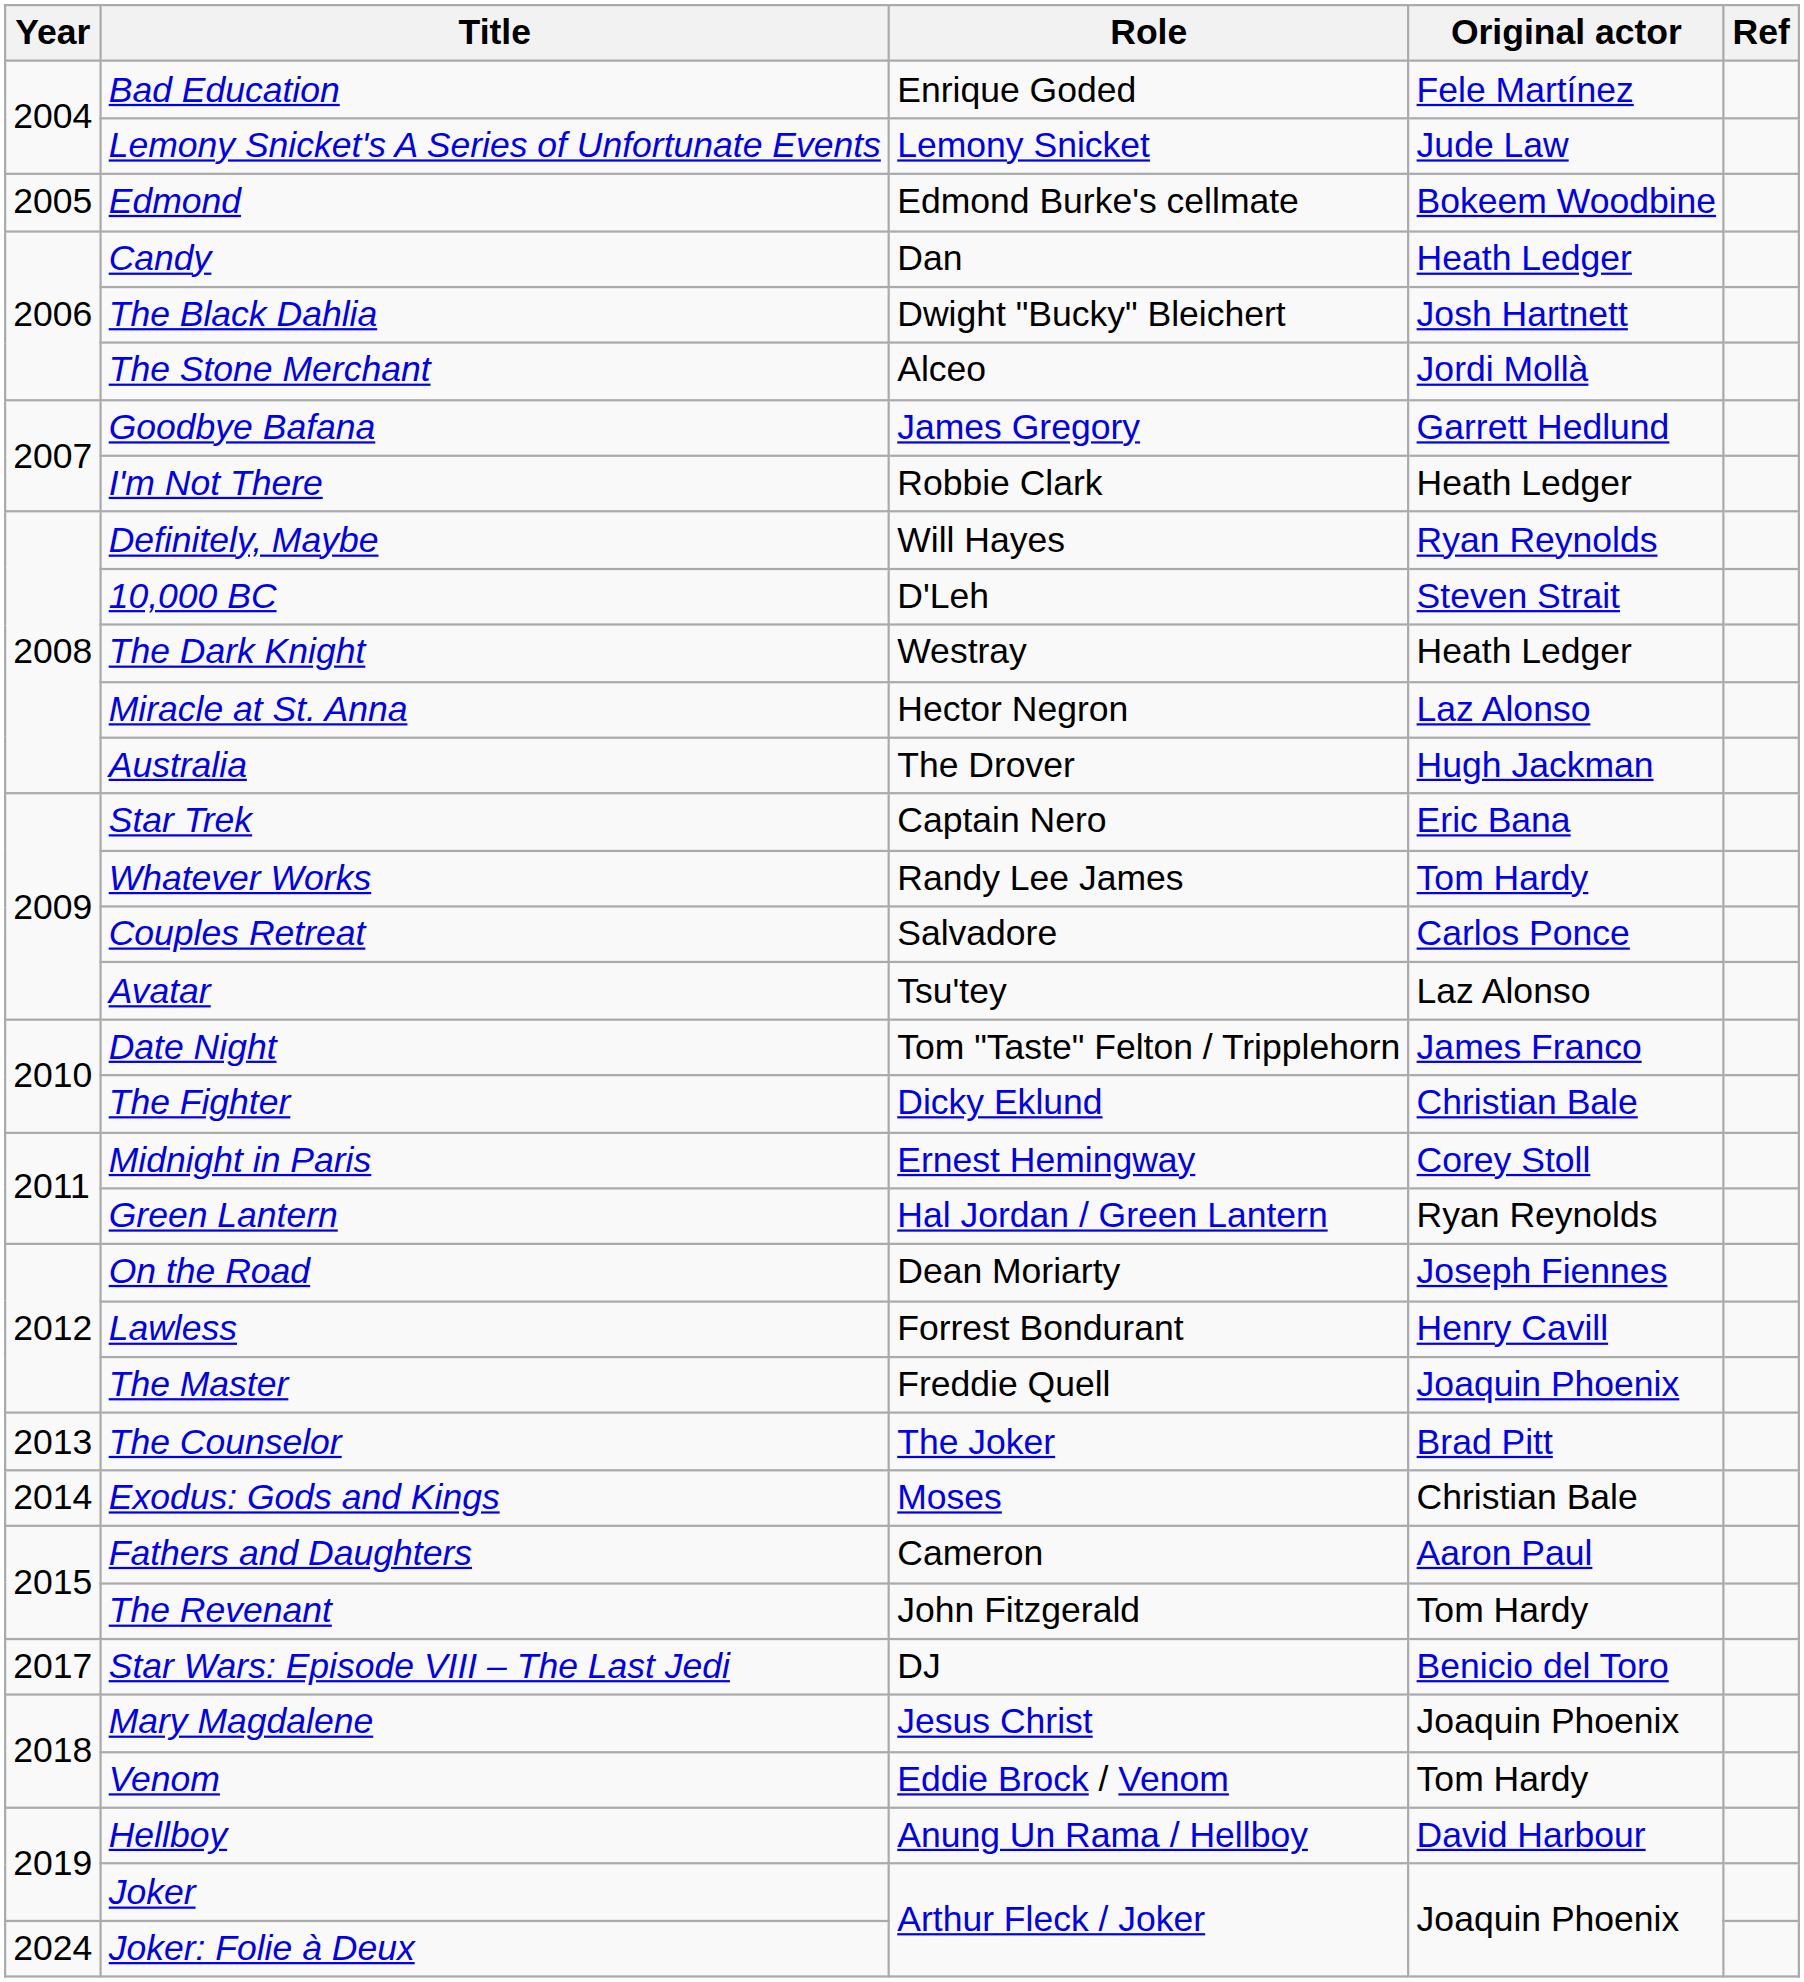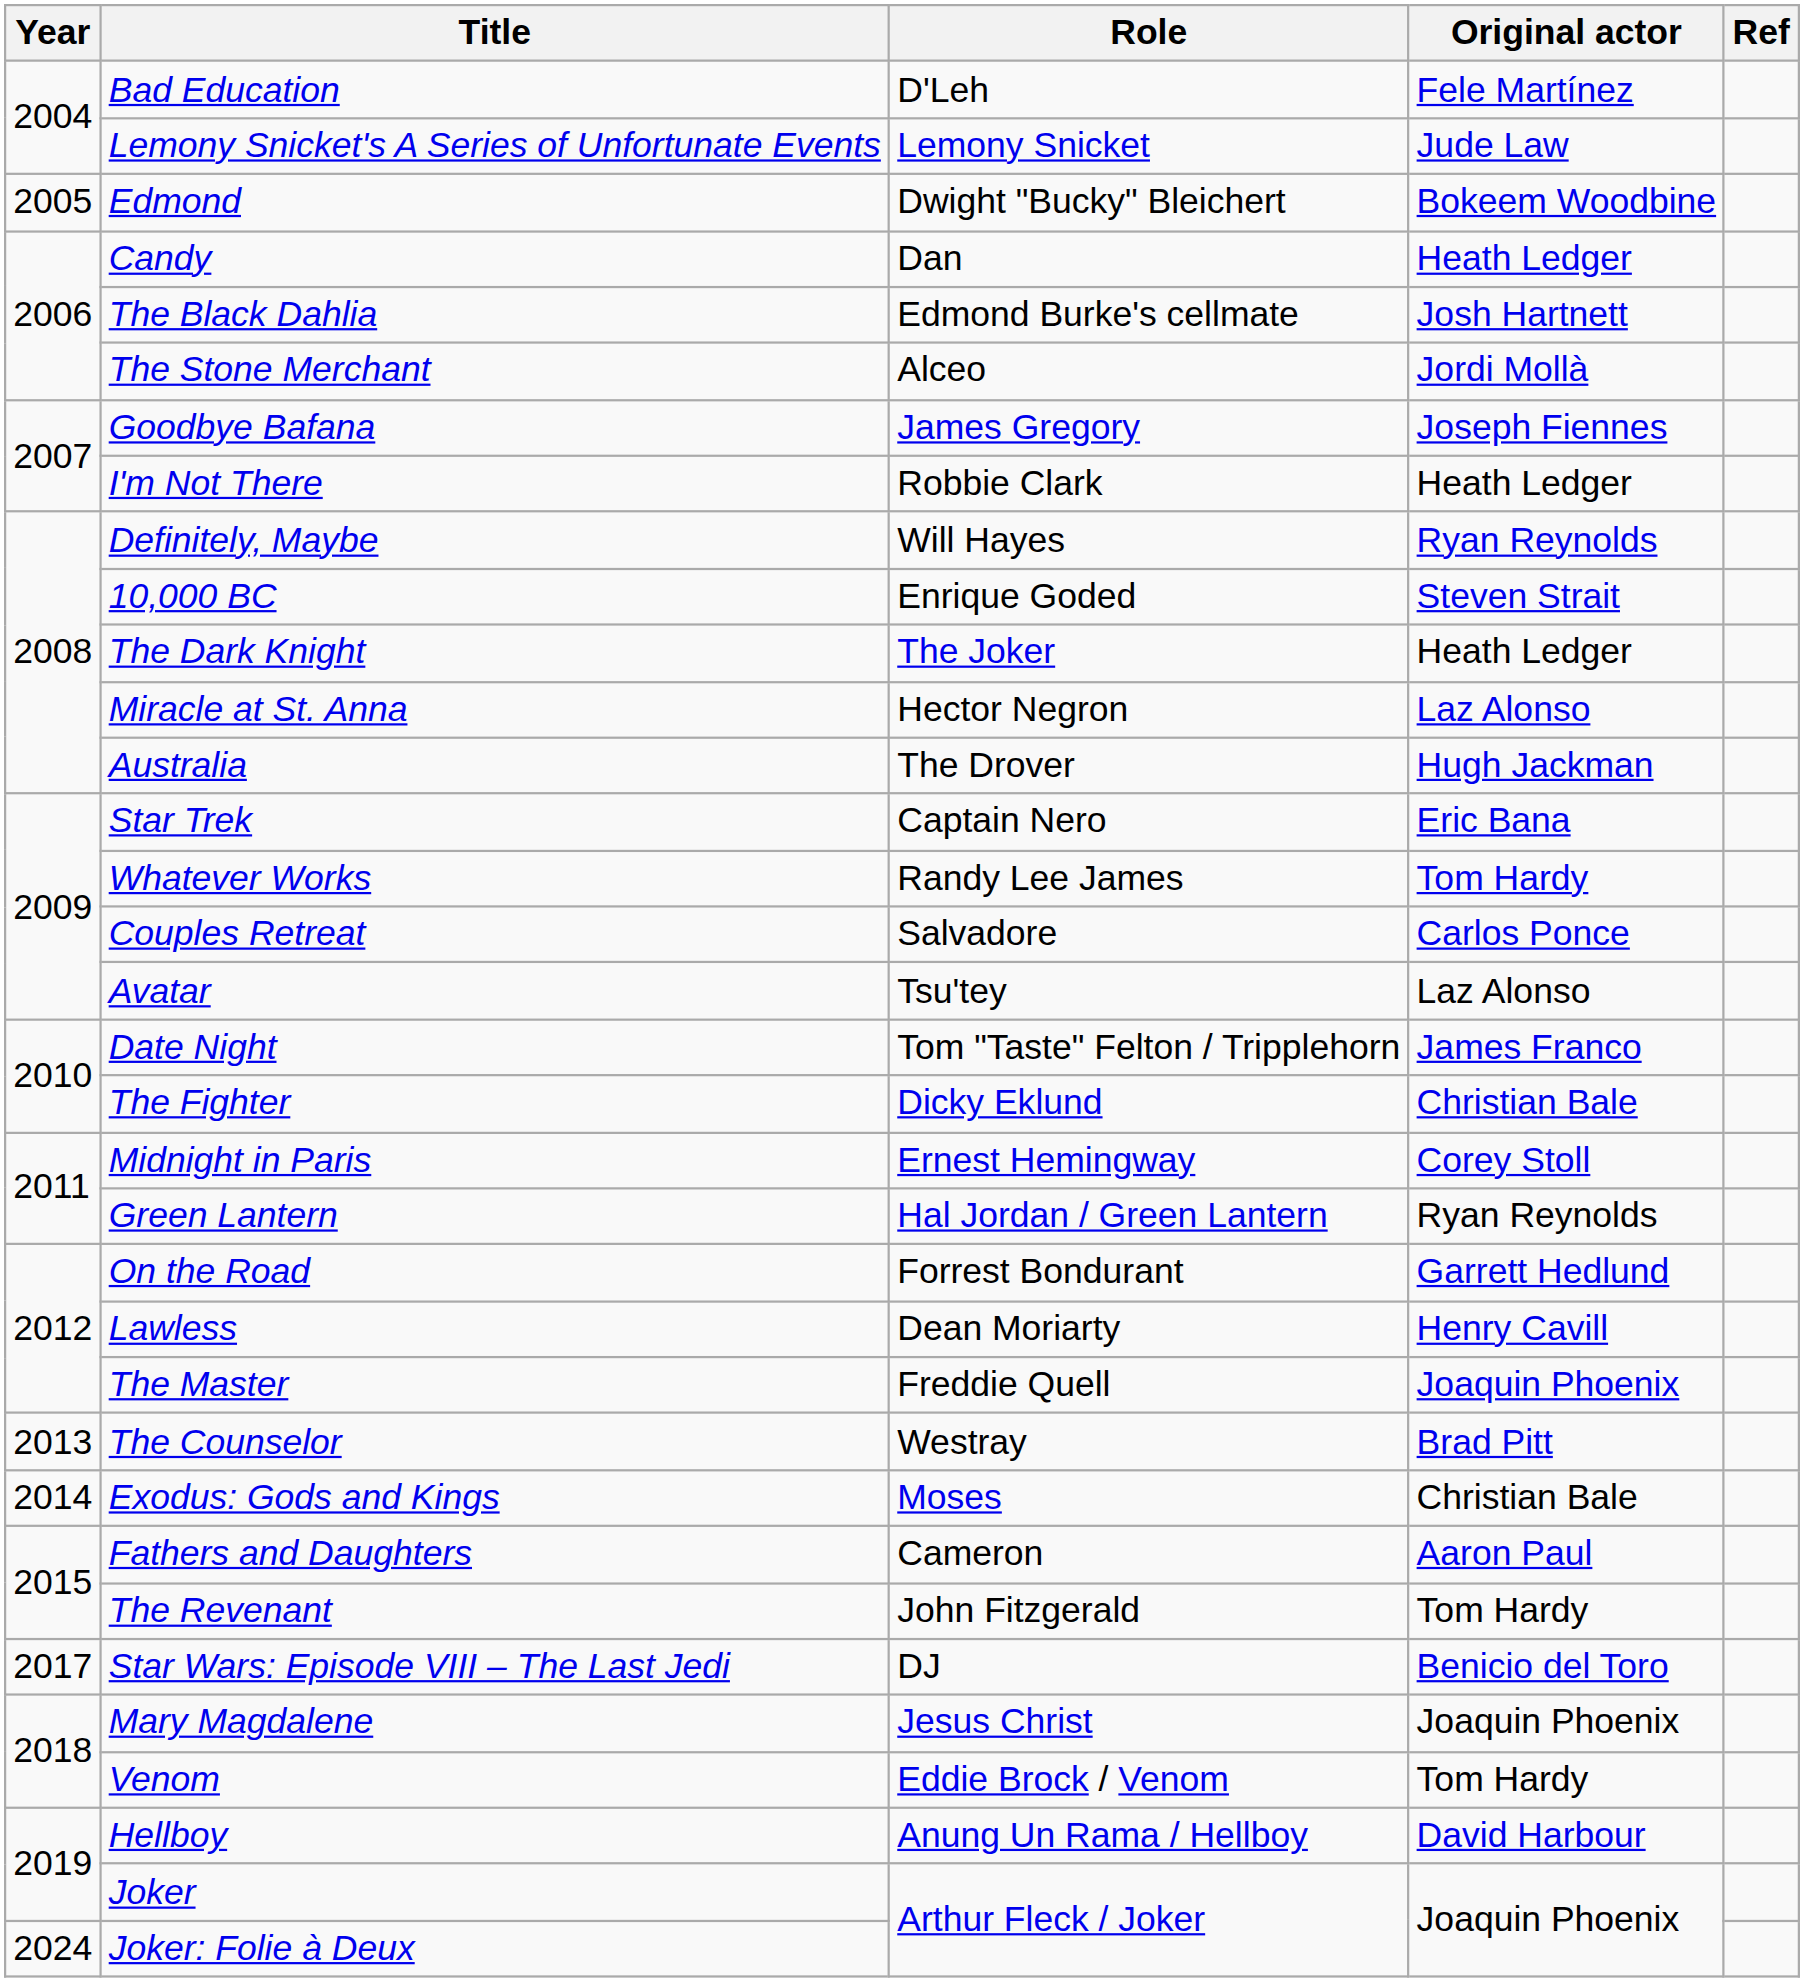(1017, 88) Enrique Goded -> (943, 88) D'Leh
(1098, 201) Edmond Burke's cellmate -> (1091, 201) Dwight "Bucky" Bleichert
(1091, 314) Dwight "Bucky" Bleichert -> (1098, 314) Edmond Burke's cellmate
(1543, 426) Garrett Hedlund -> (1542, 426) Joseph Fiennes
(943, 595) D'Leh -> (1017, 595) Enrique Goded
(962, 652) Westray -> (976, 652) The Joker
(1009, 1271) Dean Moriarty -> (1040, 1271) Forrest Bondurant
(1542, 1271) Joseph Fiennes -> (1543, 1271) Garrett Hedlund
(1040, 1328) Forrest Bondurant -> (1009, 1328) Dean Moriarty
(976, 1440) The Joker -> (962, 1440) Westray
